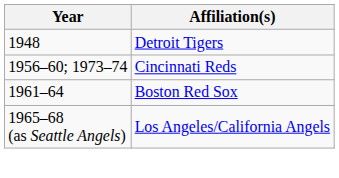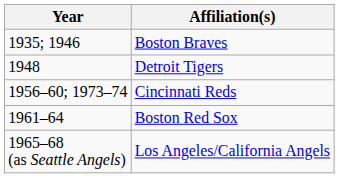+ row: (181, 42)
